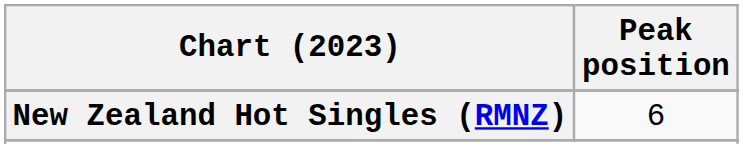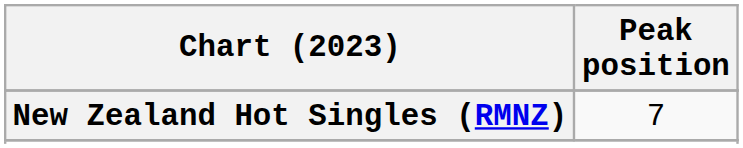(656, 116) 6 -> (656, 116) 7
